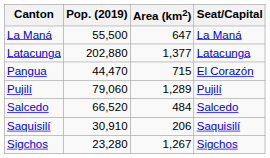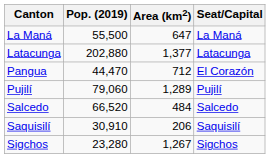(182, 71) 715 -> (182, 71) 712
